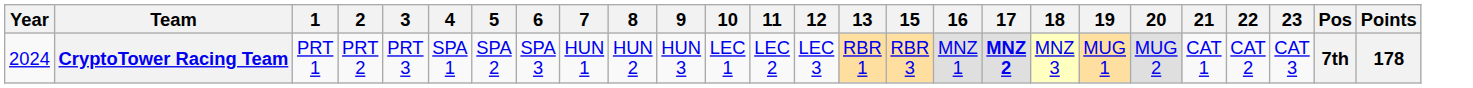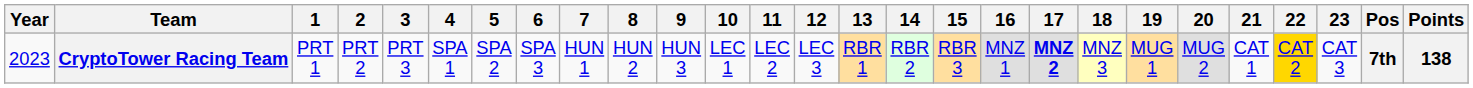+ column: (910, 19)
(29, 58) 2024 -> (29, 58) 2023
(1248, 58) no background -> (1295, 58) gold background
(1389, 58) 178 -> (1436, 58) 138
